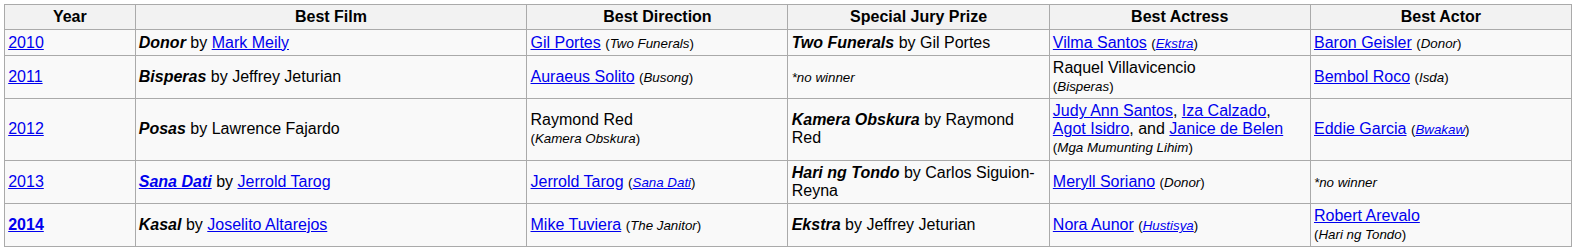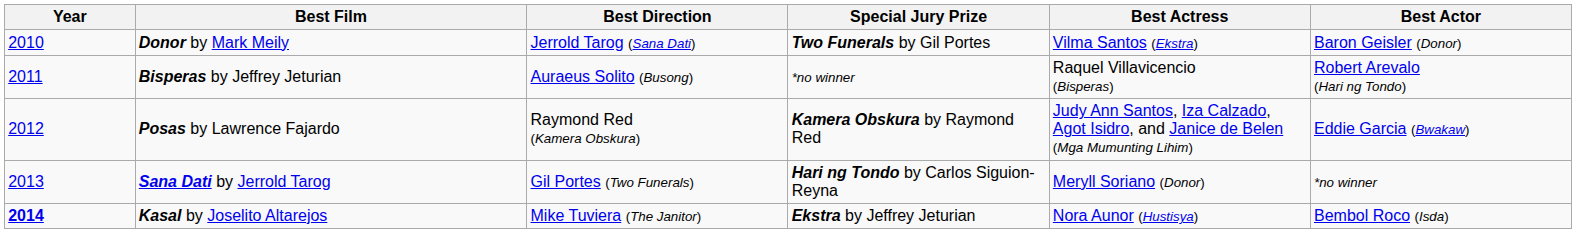(612, 42) Gil Portes (Two Funerals) -> (613, 42) Jerrold Tarog (Sana Dati)
(1381, 76) Bembol Roco (Isda) -> (1367, 76) Robert Arevalo (Hari ng Tondo)
(613, 181) Jerrold Tarog (Sana Dati) -> (612, 181) Gil Portes (Two Funerals)
(1367, 225) Robert Arevalo (Hari ng Tondo) -> (1381, 216) Bembol Roco (Isda)
